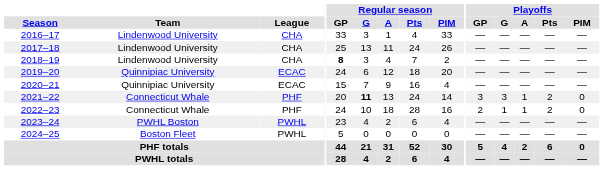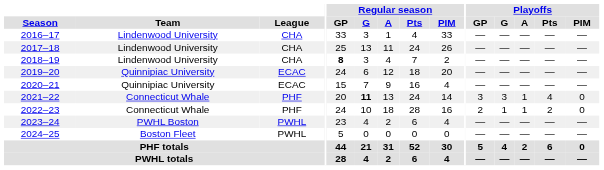(550, 97) 2 -> (550, 97) 4
